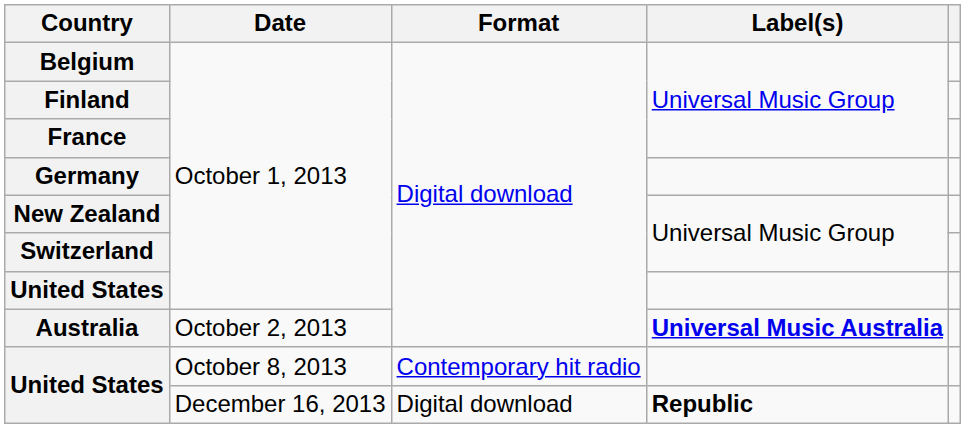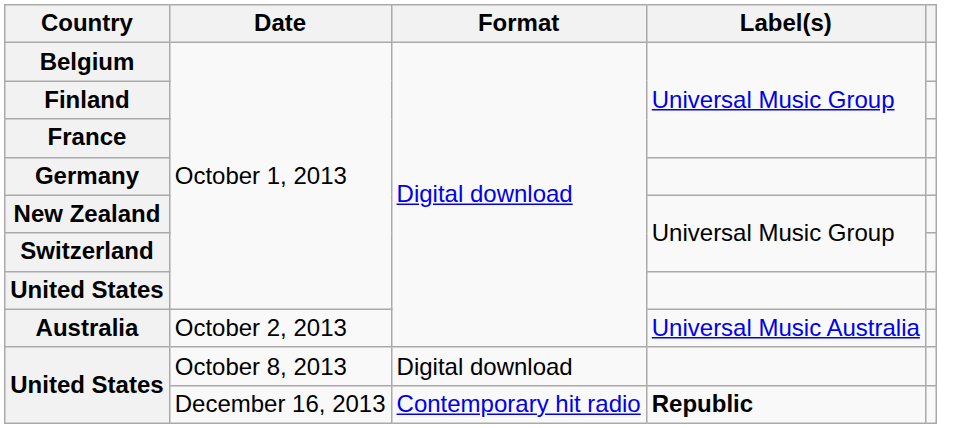(797, 328) bold -> (786, 328) normal
(519, 366) Contemporary hit radio -> (485, 366) Digital download
(485, 404) Digital download -> (519, 404) Contemporary hit radio
